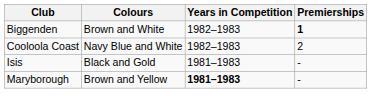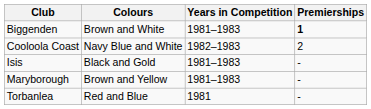(214, 29) 1982–1983 -> (214, 29) 1981–1983
(214, 79) bold -> (214, 79) normal
+ row: (30, 96)
